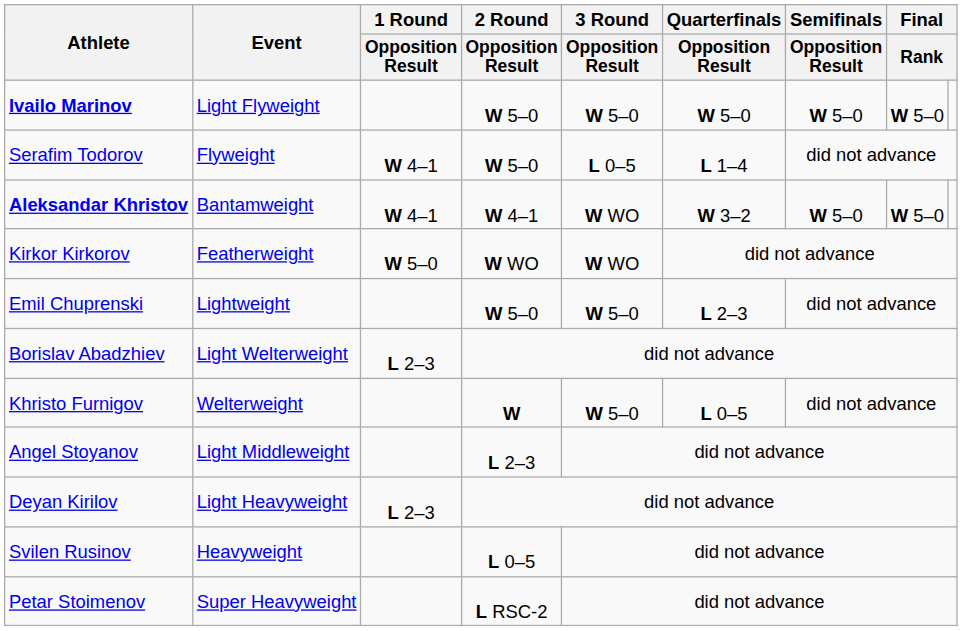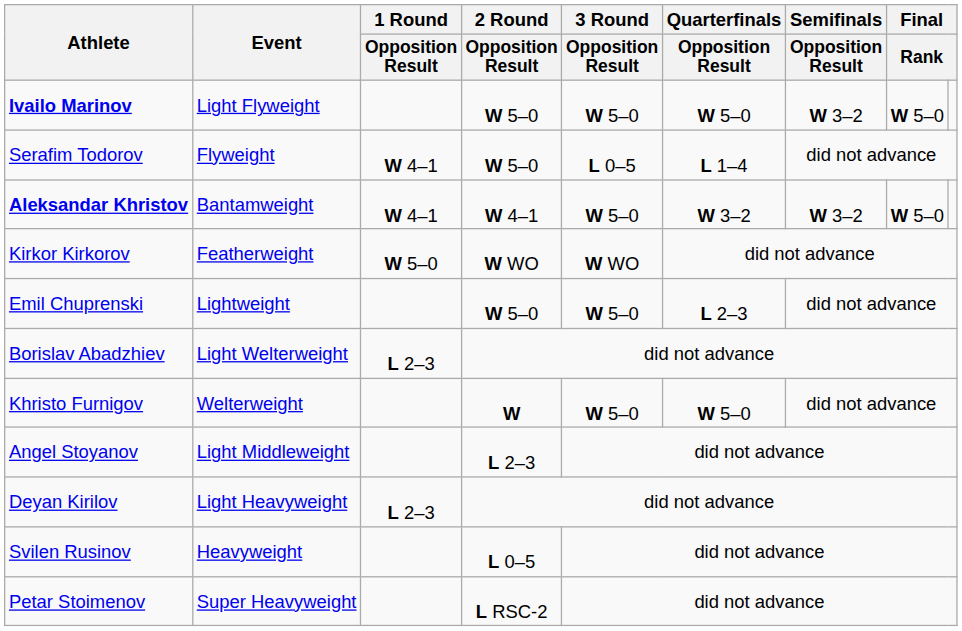(836, 116) W 5–0 -> (836, 116) W 3–2
(612, 215) W WO -> (612, 215) W 5–0
(836, 215) W 5–0 -> (836, 215) W 3–2
(724, 413) L 0–5 -> (724, 413) W 5–0
